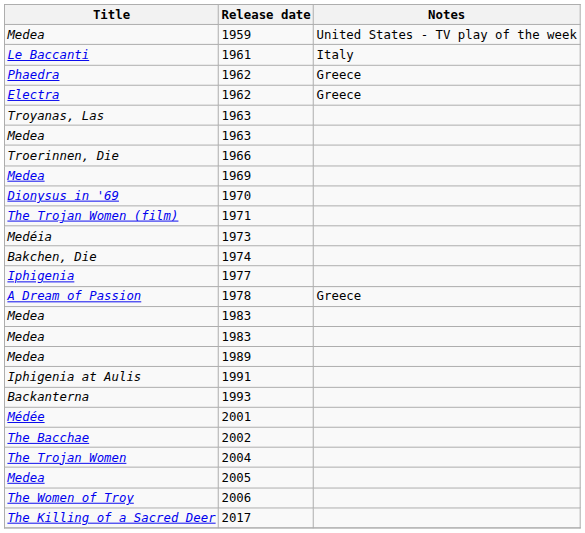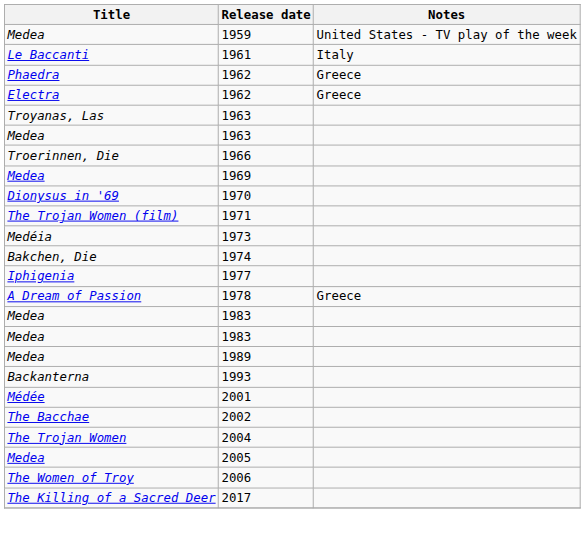- row: (74, 377)
